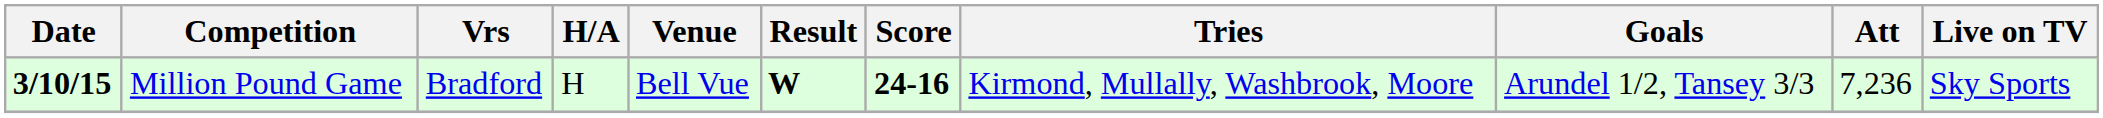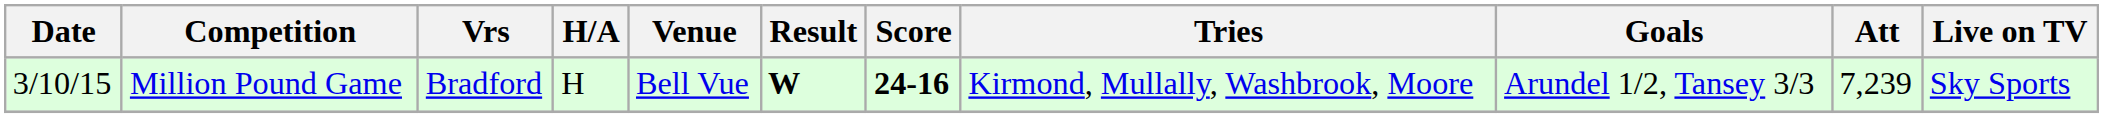(62, 83) bold -> (62, 83) normal
(1876, 83) 7,236 -> (1876, 83) 7,239
